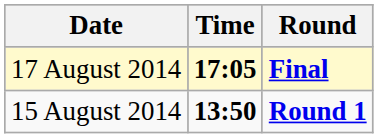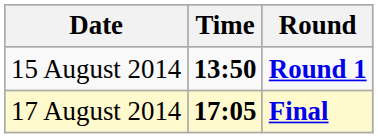rows swapped: (96, 111) <-> (96, 68)
